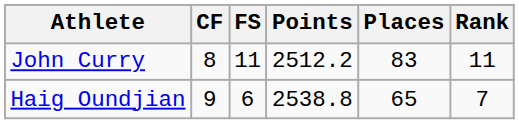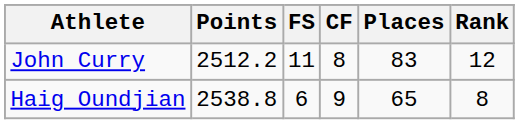columns swapped: (210, 24) <-> (312, 24)
(482, 61) 11 -> (482, 61) 12
(482, 99) 7 -> (482, 99) 8
